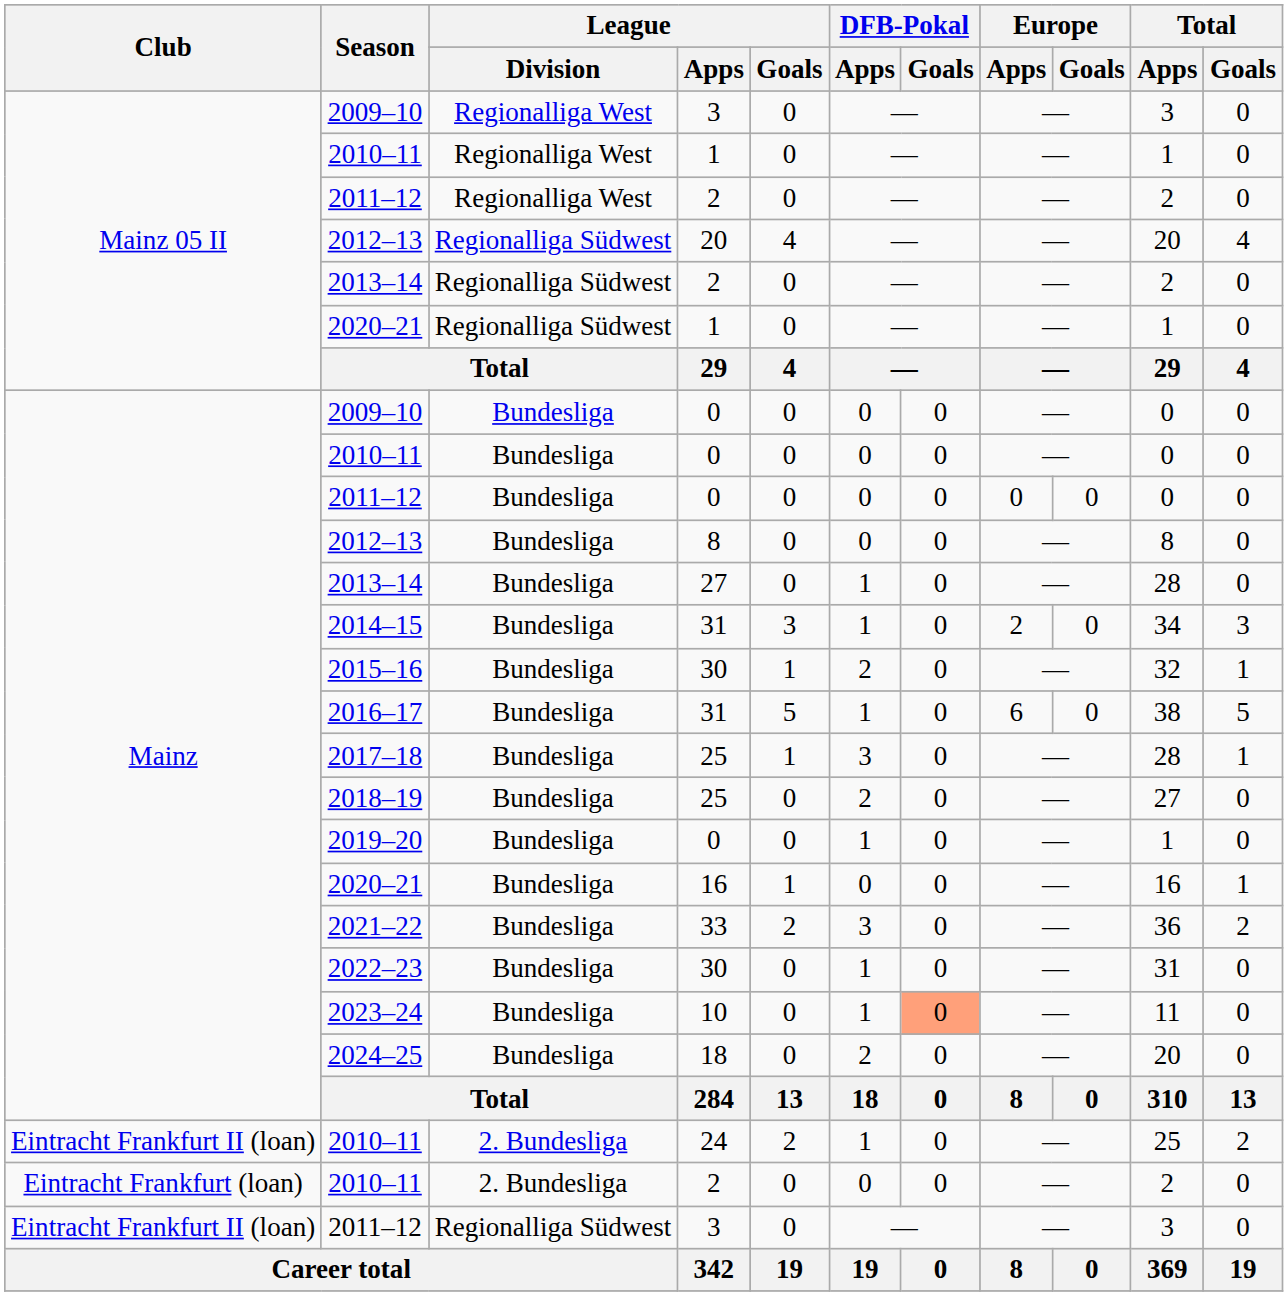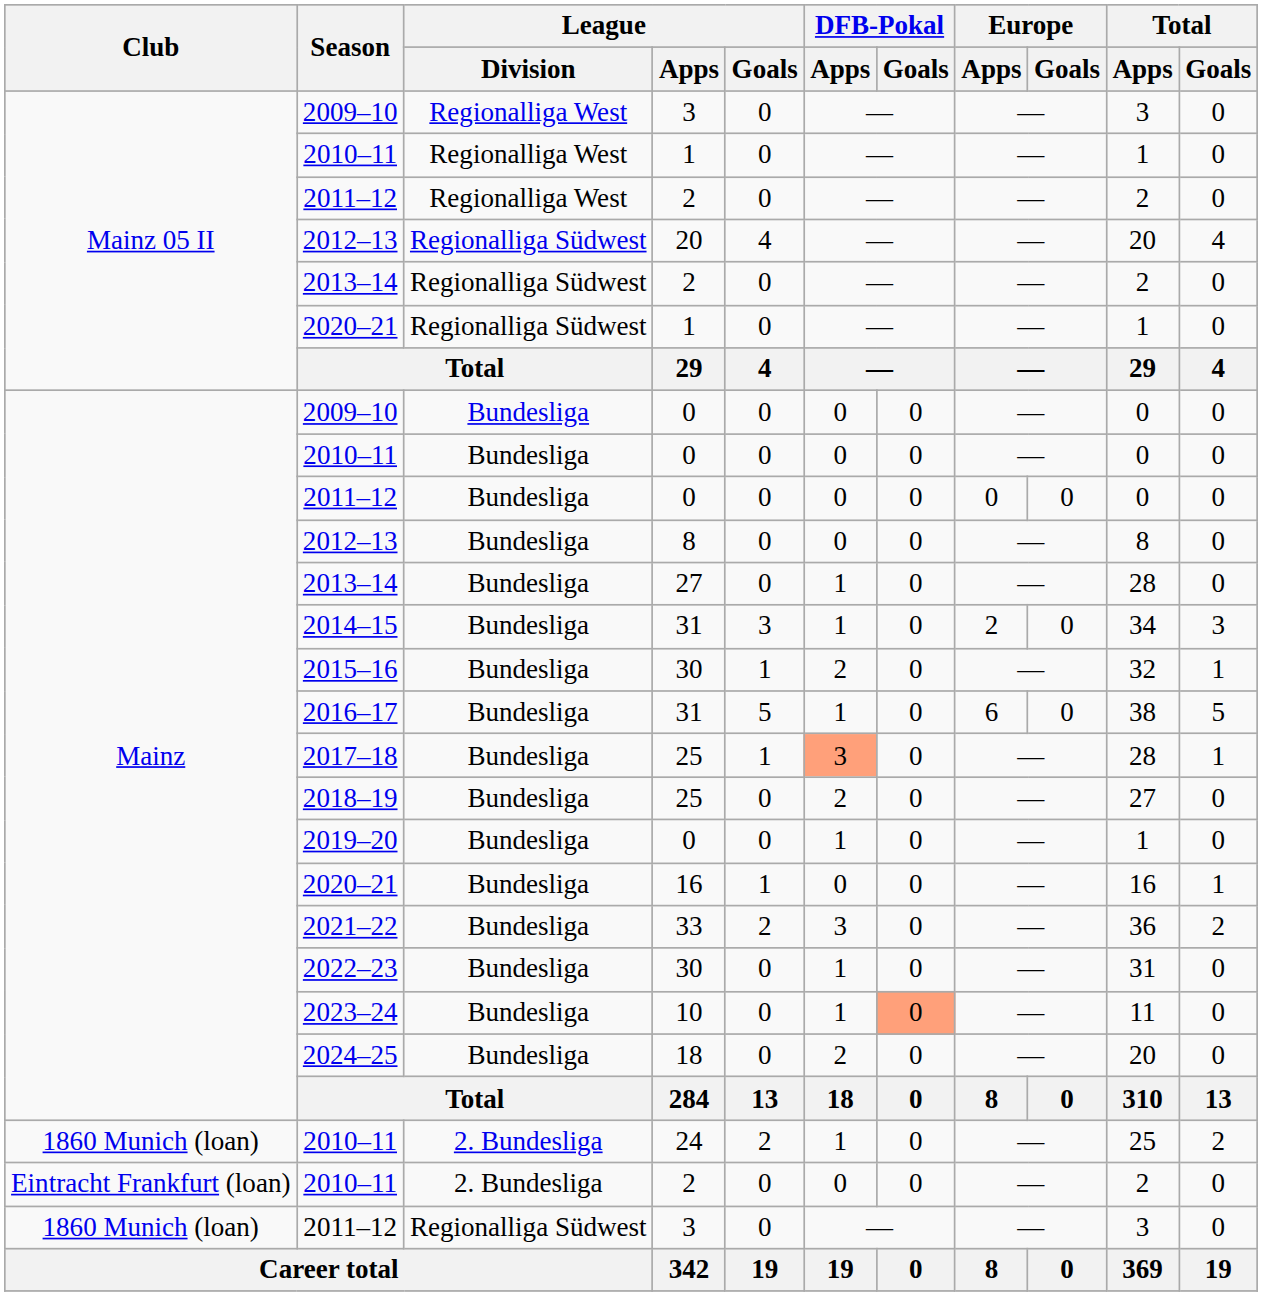(865, 754) no background -> (840, 754) lightsalmon background
(163, 1140) Eintracht Frankfurt II (loan) -> (151, 1140) 1860 Munich (loan)
(163, 1226) Eintracht Frankfurt II (loan) -> (151, 1226) 1860 Munich (loan)
